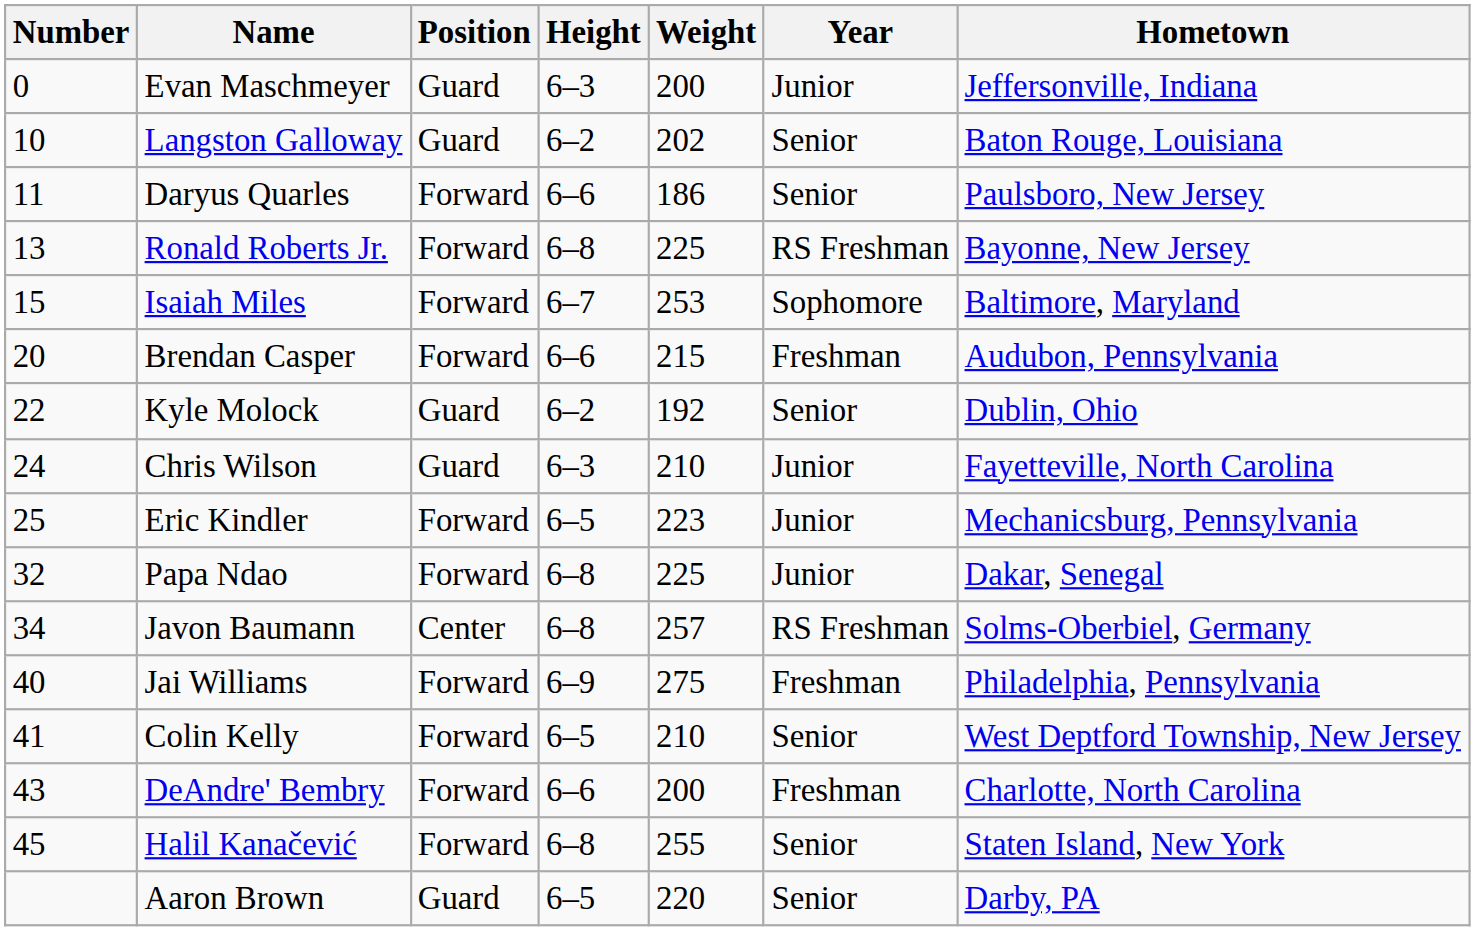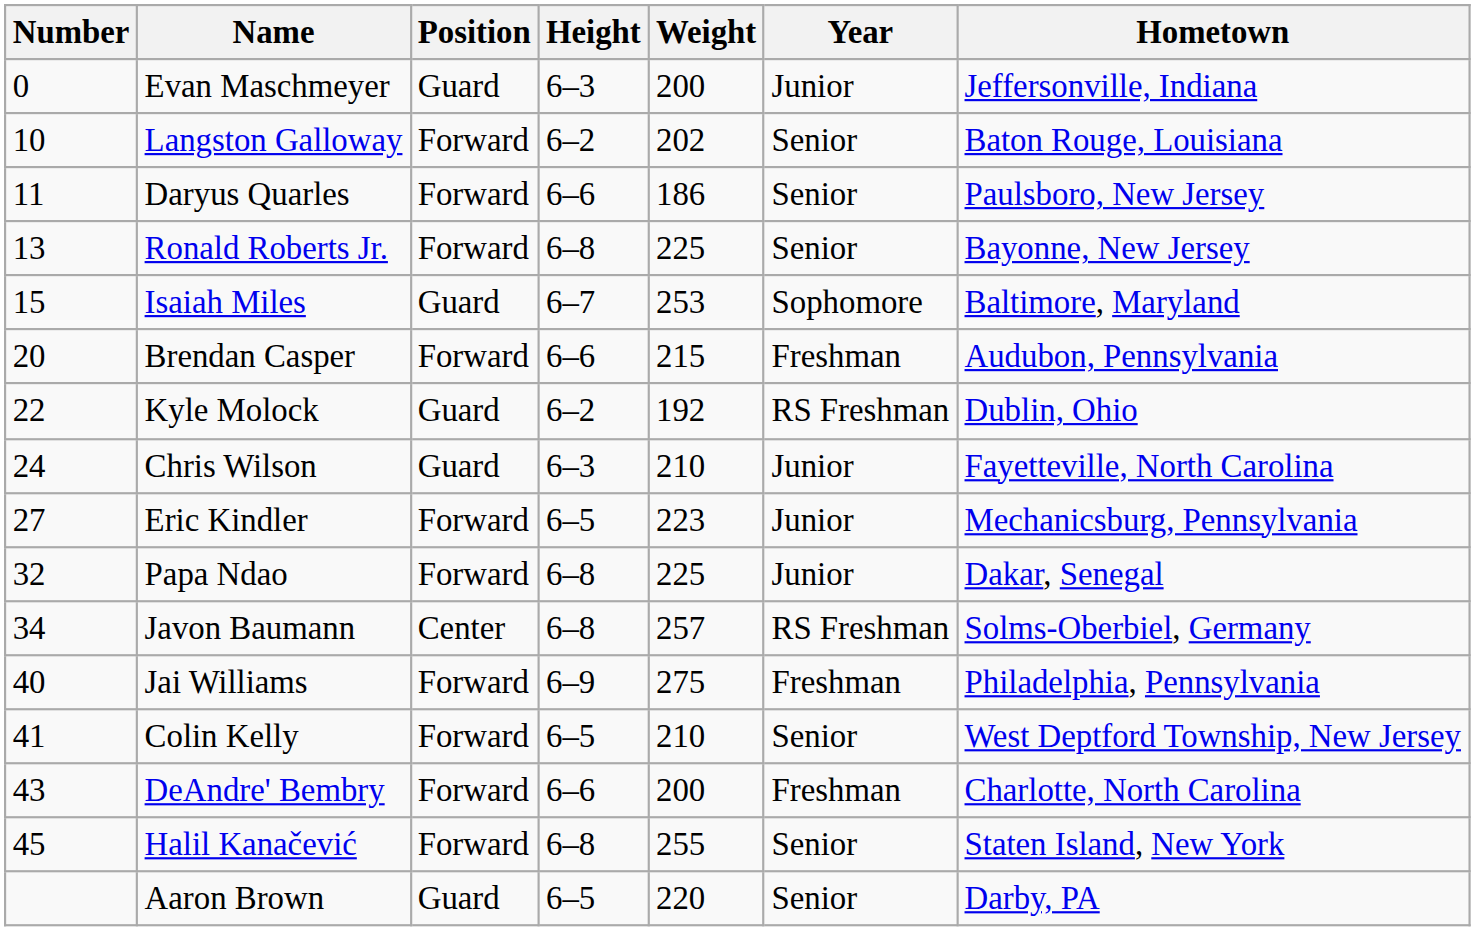(459, 140) Guard -> (473, 140) Forward
(860, 248) RS Freshman -> (814, 248) Senior
(473, 302) Forward -> (459, 302) Guard
(814, 410) Senior -> (860, 410) RS Freshman
(29, 518) 25 -> (29, 518) 27
